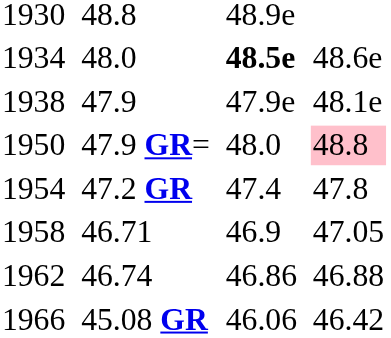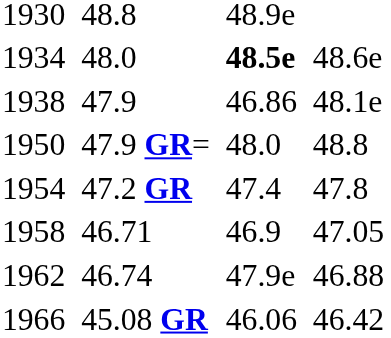(261, 101) 47.9e -> (261, 101) 46.86
(341, 144) pink background -> (341, 144) no background
(261, 275) 46.86 -> (261, 275) 47.9e
